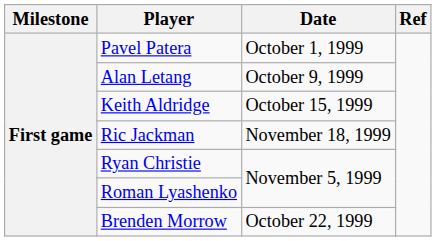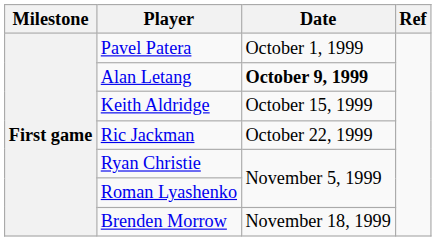(304, 76) normal -> (307, 76) bold
(318, 134) November 18, 1999 -> (309, 134) October 22, 1999
(309, 221) October 22, 1999 -> (318, 221) November 18, 1999
